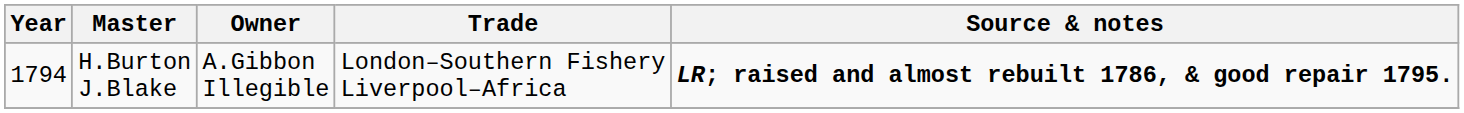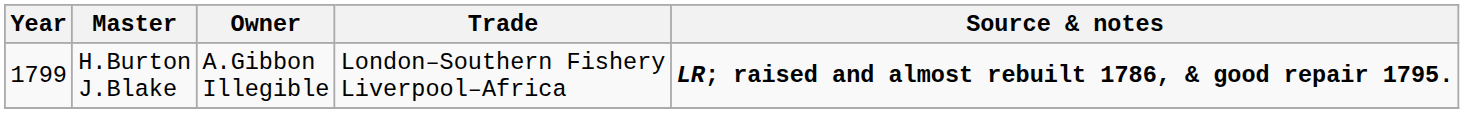(39, 76) 1794 -> (39, 76) 1799
